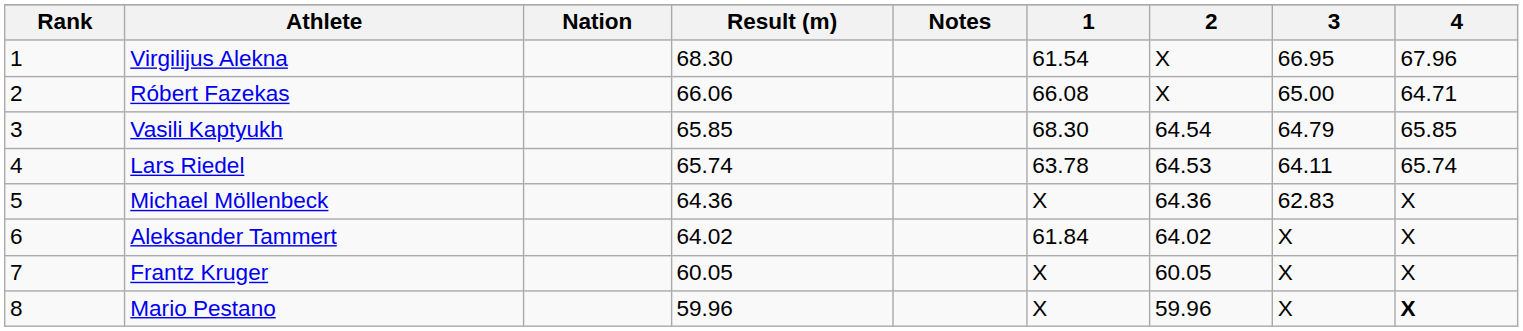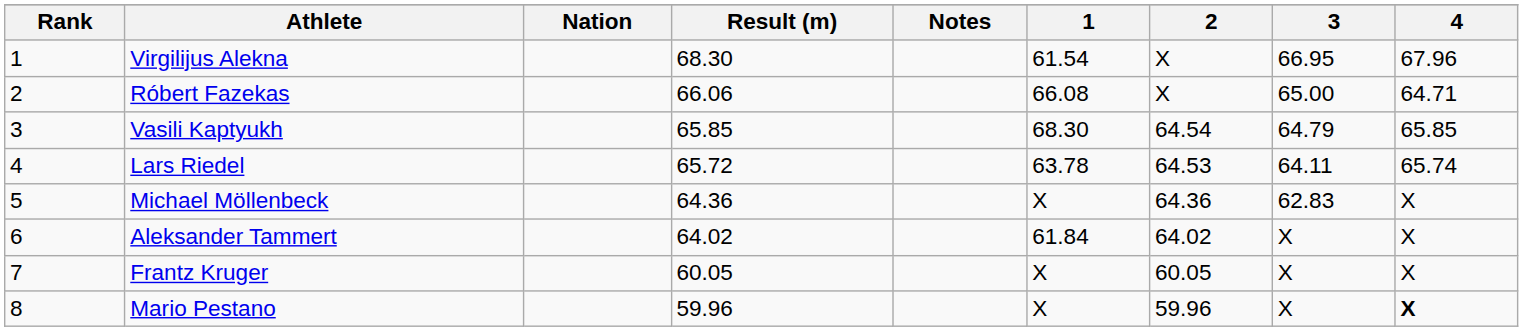(705, 165) 65.74 -> (705, 165) 65.72
